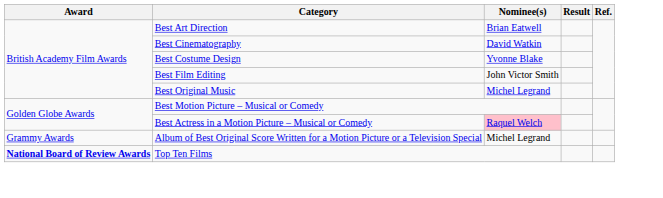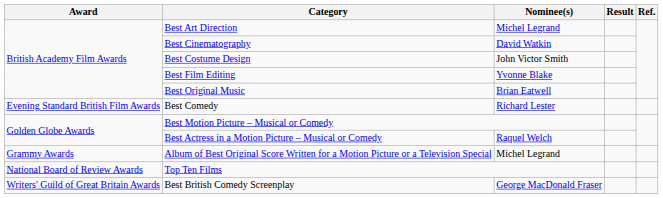(514, 28) Brian Eatwell -> (528, 28) Michel Legrand
(515, 59) Yvonne Blake -> (532, 59) John Victor Smith
(523, 75) John Victor Smith -> (524, 75) Yvonne Blake
(518, 91) Michel Legrand -> (524, 91) Brian Eatwell
+ row: (191, 106)
(514, 122) pink background -> (524, 138) no background
(78, 153) bold -> (75, 169) normal
+ row: (229, 185)
